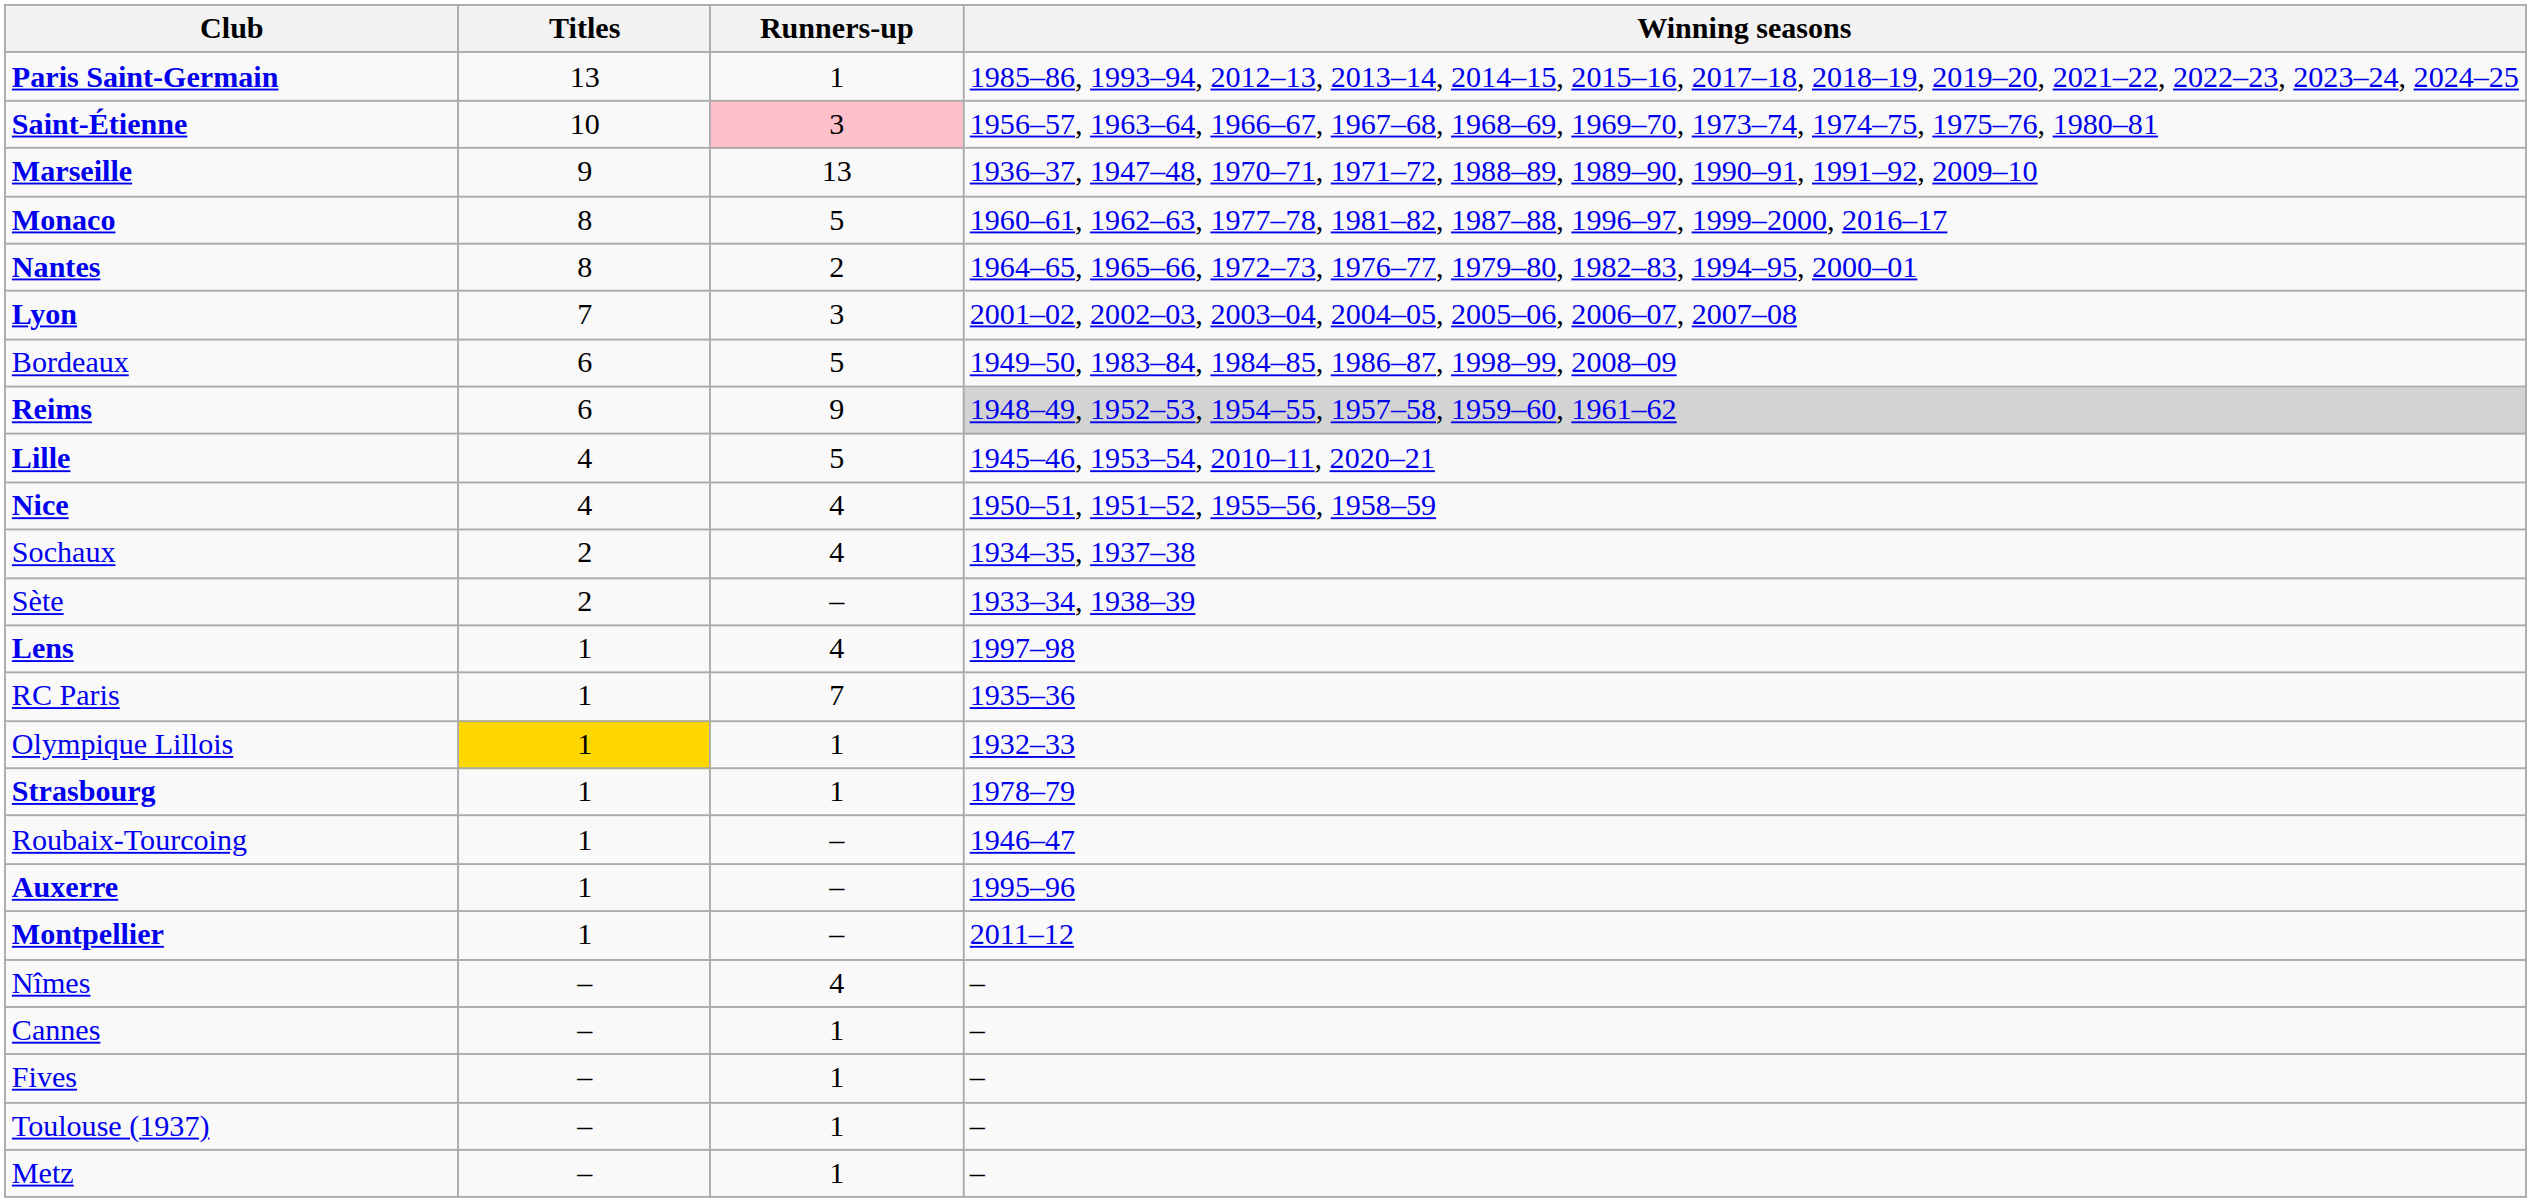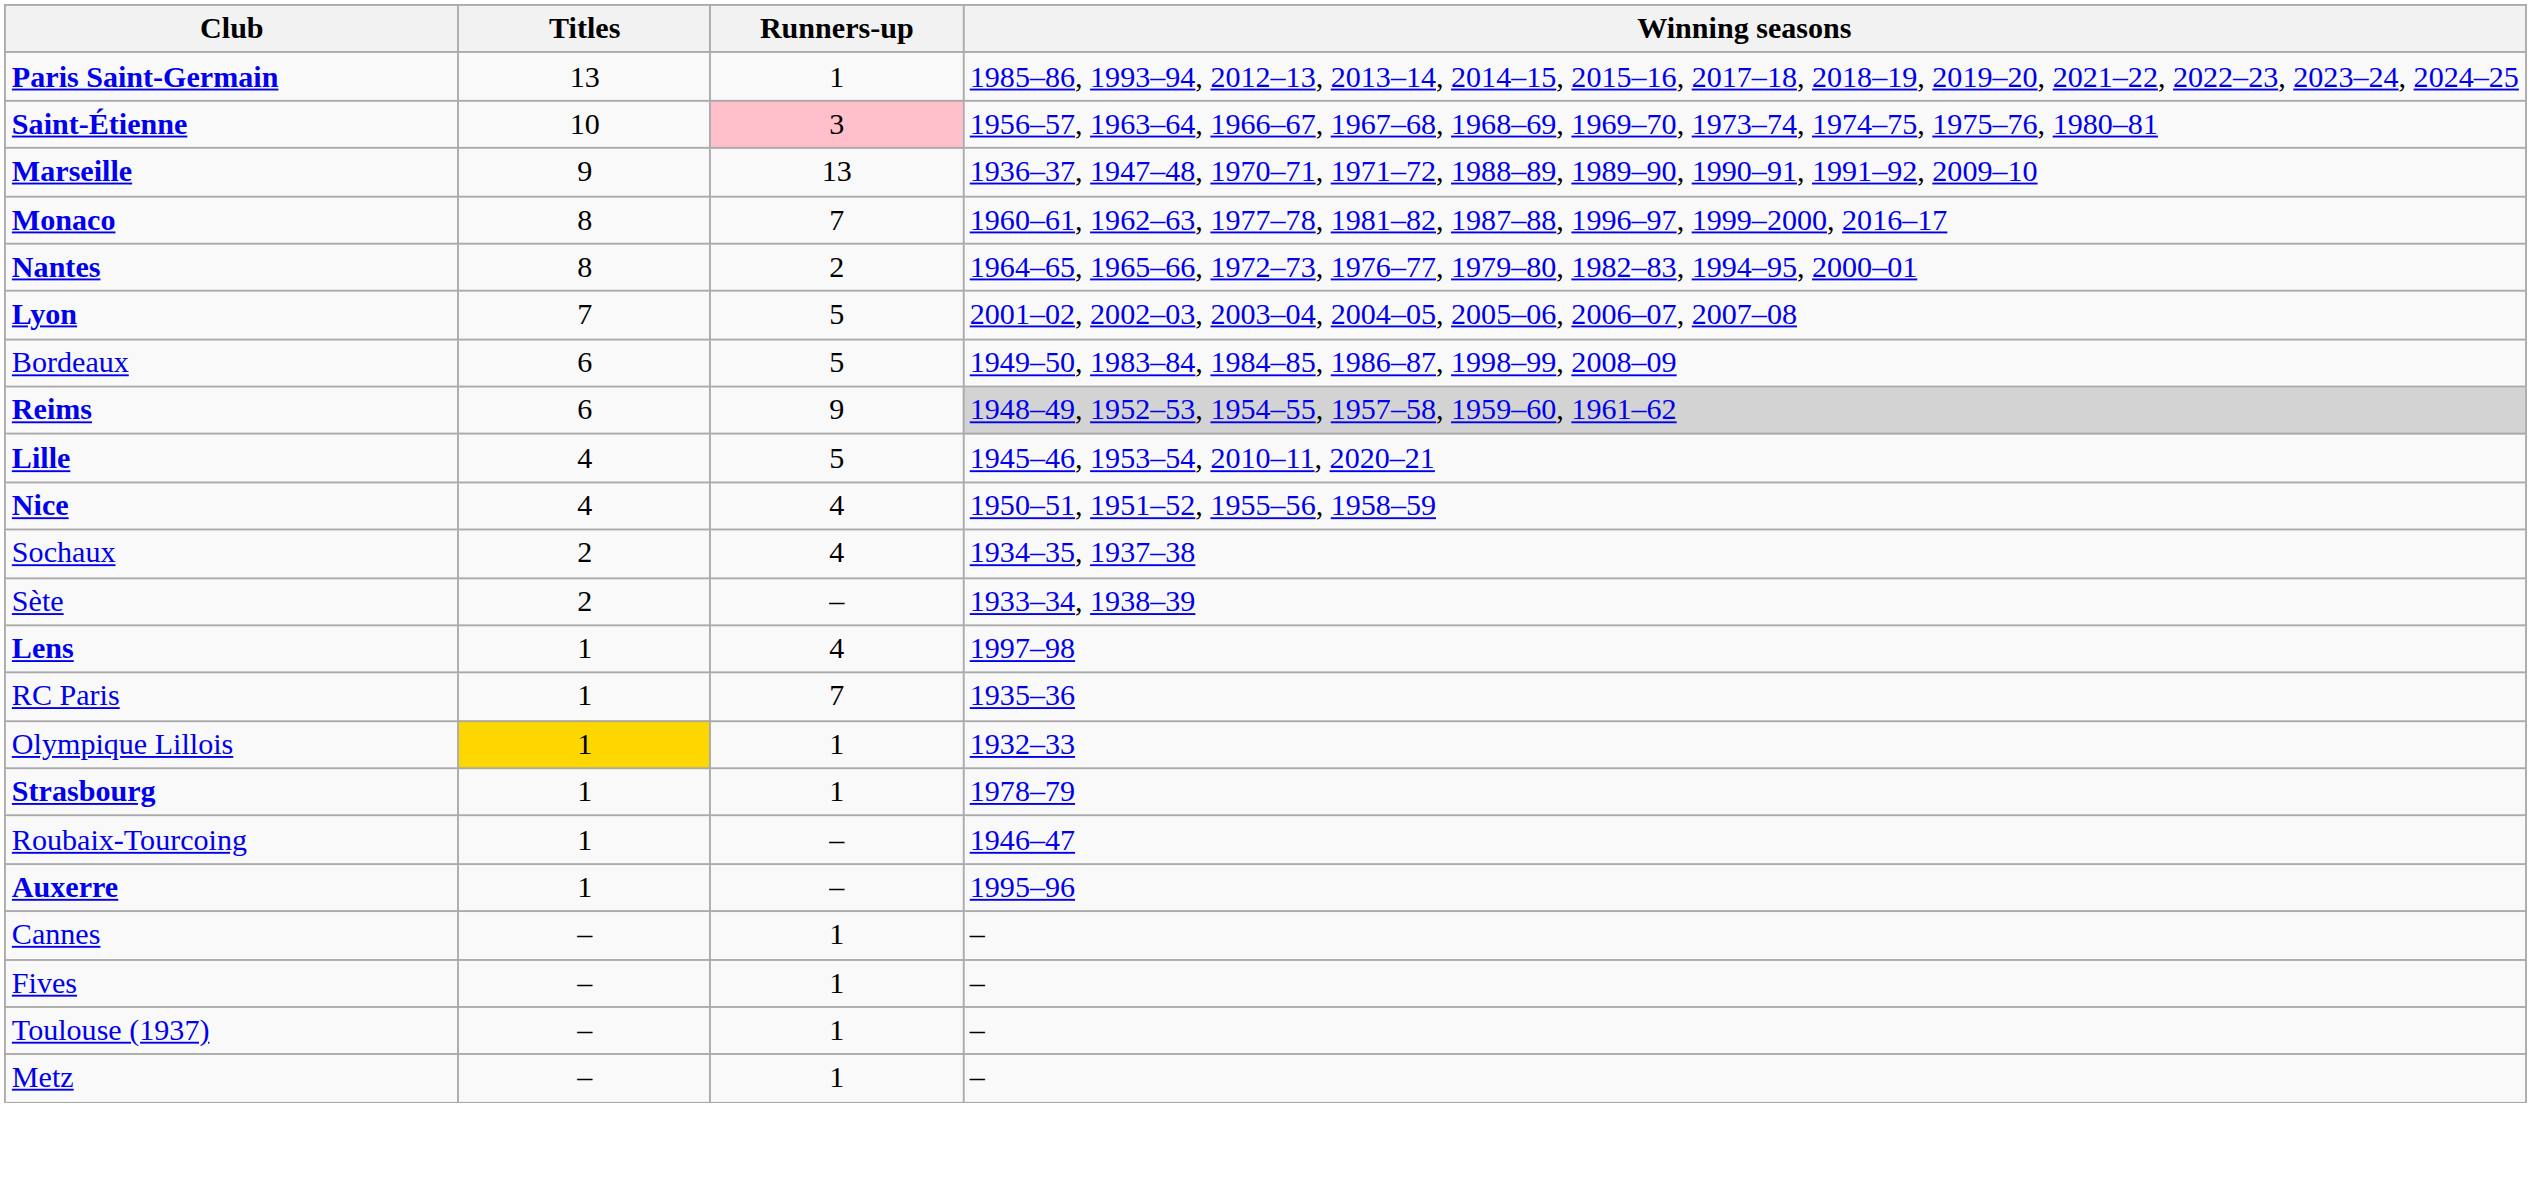(837, 219) 5 -> (837, 219) 7
(837, 314) 3 -> (837, 314) 5
- row: (88, 934)
- row: (51, 982)
